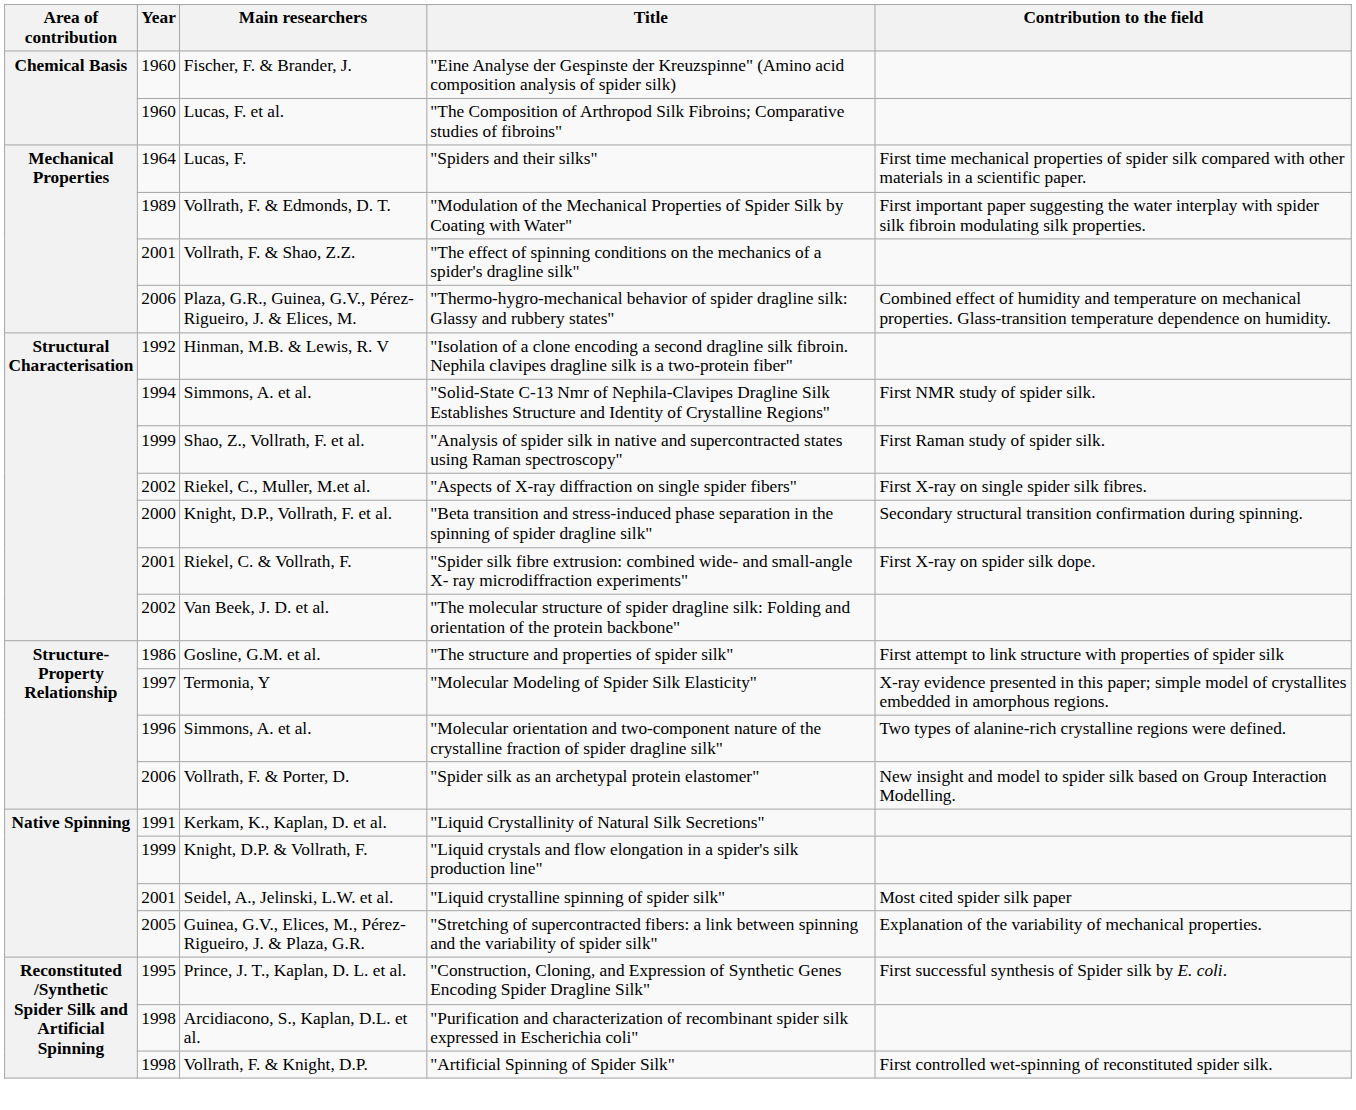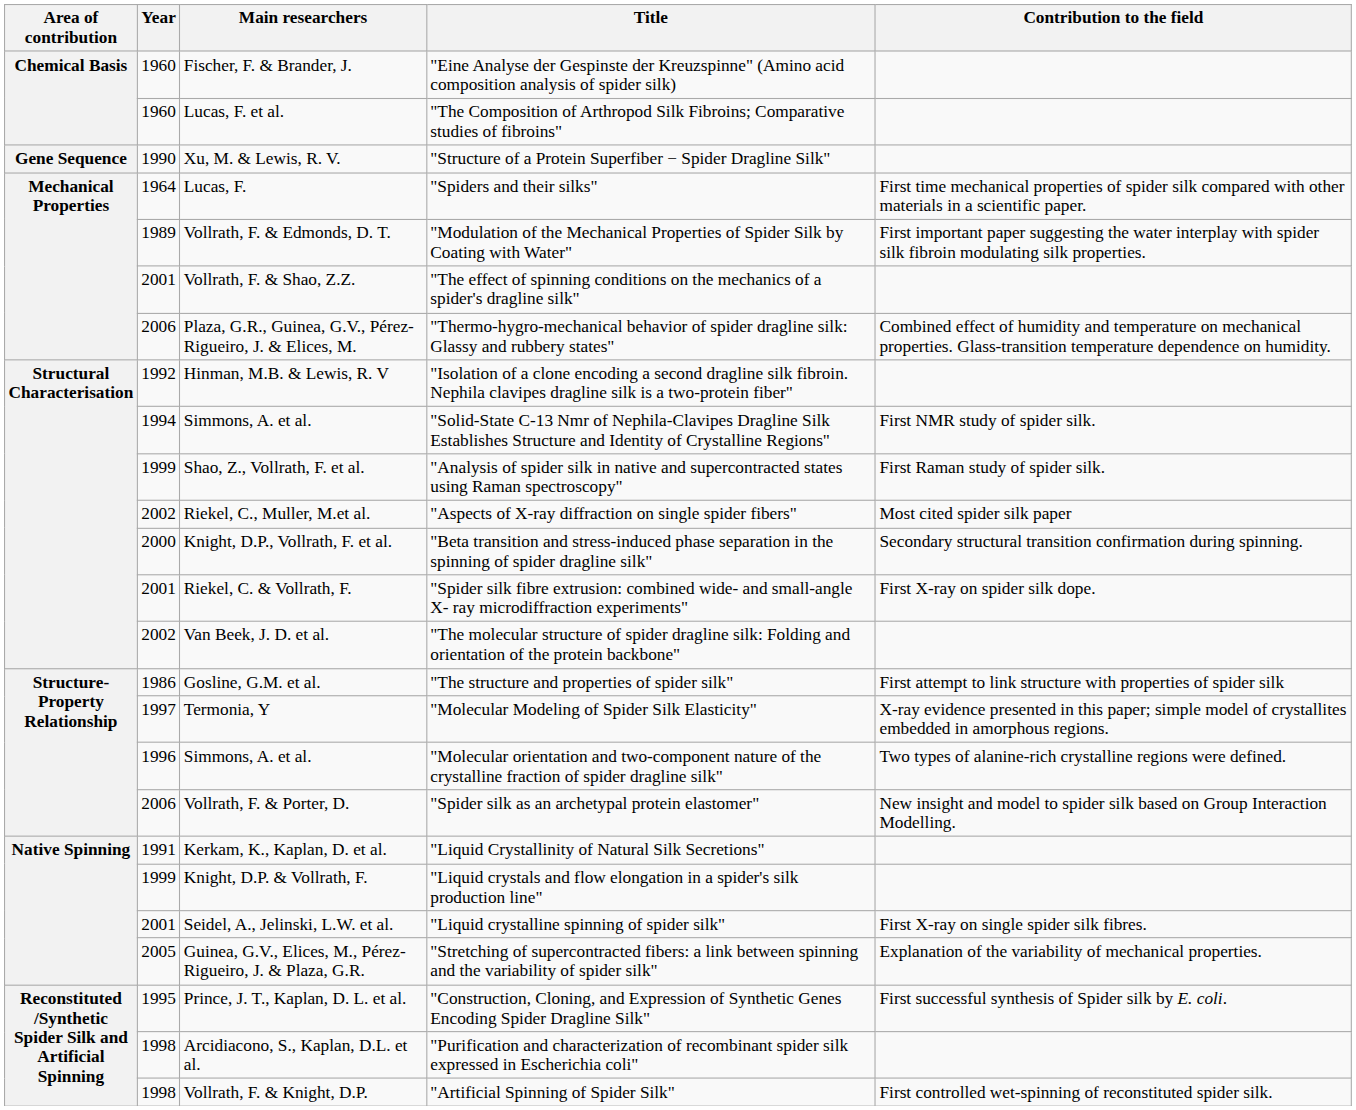+ row: (630, 158)
(1013, 486) First X-ray on single spider silk fibres. -> (975, 514) Most cited spider silk paper
(975, 896) Most cited spider silk paper -> (1013, 924) First X-ray on single spider silk fibres.
